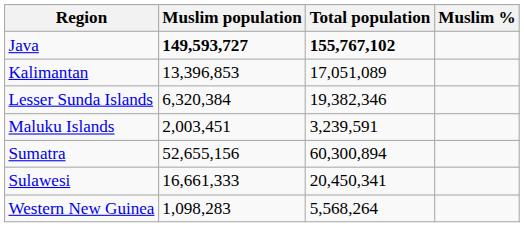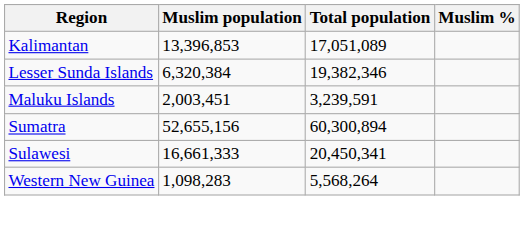- row: (24, 45)
